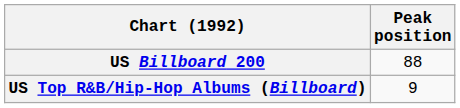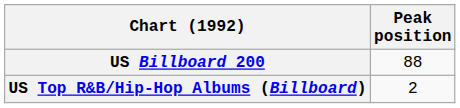(413, 89) 9 -> (413, 89) 2
